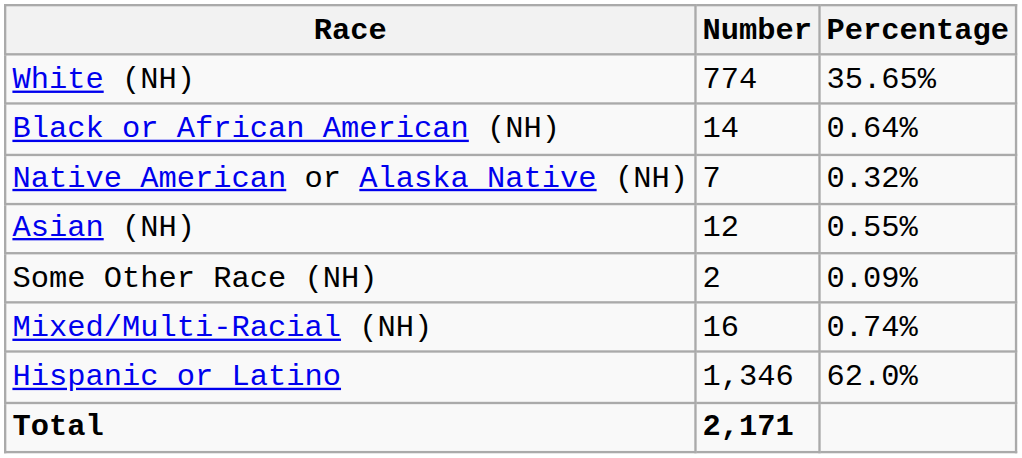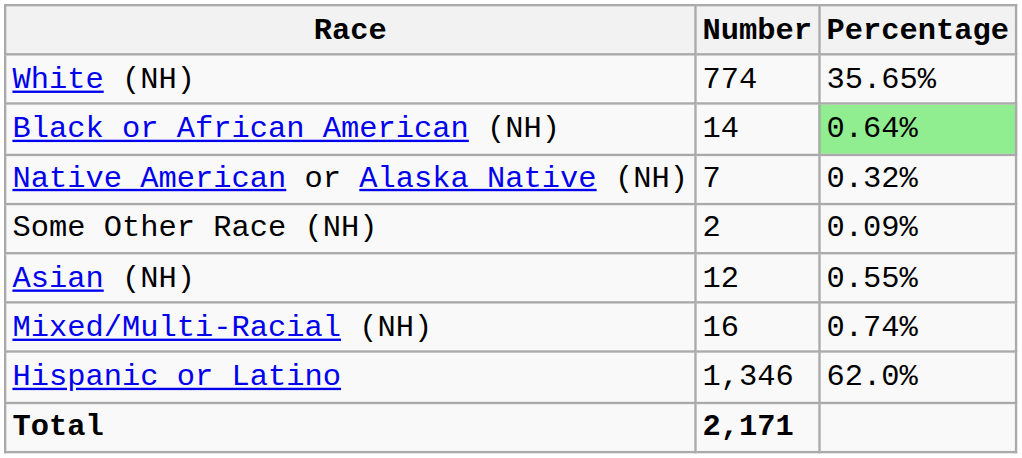(872, 129) no background -> (872, 129) lightgreen background
rows swapped: (104, 228) <-> (195, 278)
